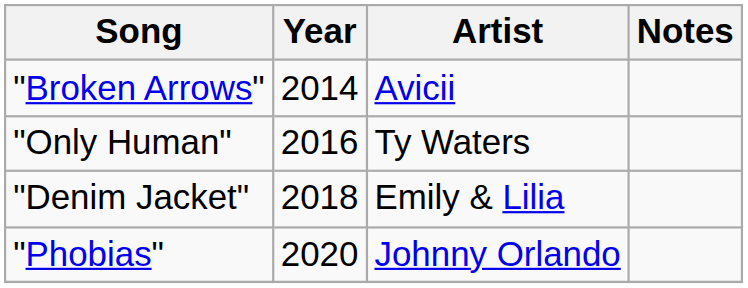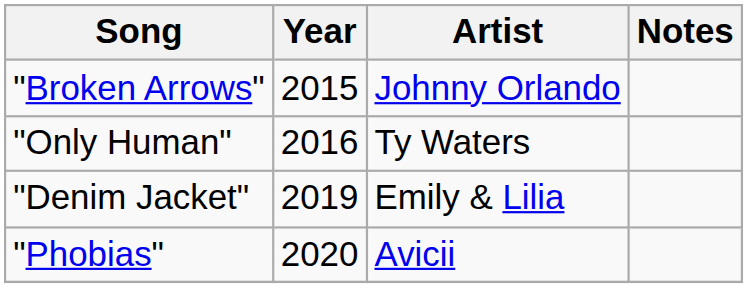(320, 87) 2014 -> (320, 87) 2015
(415, 87) Avicii -> (498, 87) Johnny Orlando
(320, 198) 2018 -> (320, 198) 2019
(498, 253) Johnny Orlando -> (415, 253) Avicii
